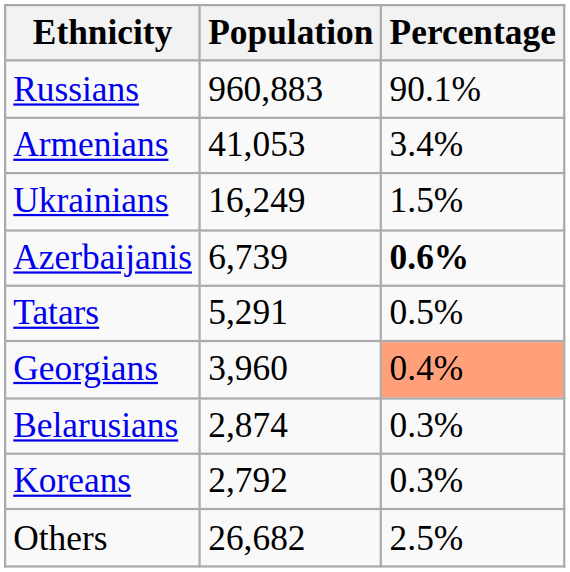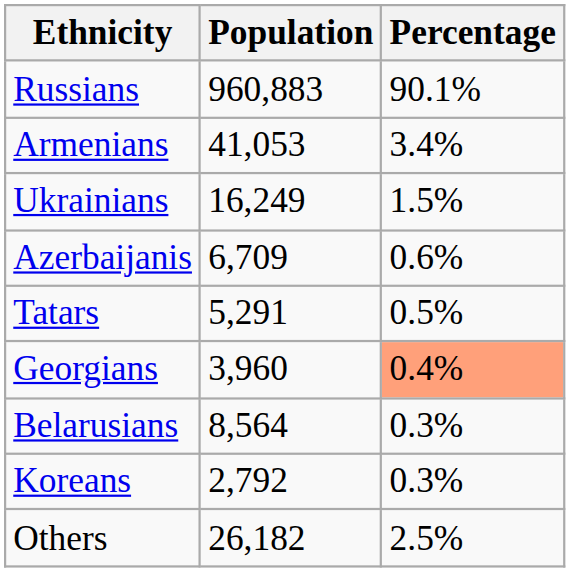(248, 256) 6,739 -> (248, 256) 6,709
(429, 256) bold -> (426, 256) normal
(248, 425) 2,874 -> (248, 425) 8,564
(257, 537) 26,682 -> (257, 537) 26,182
